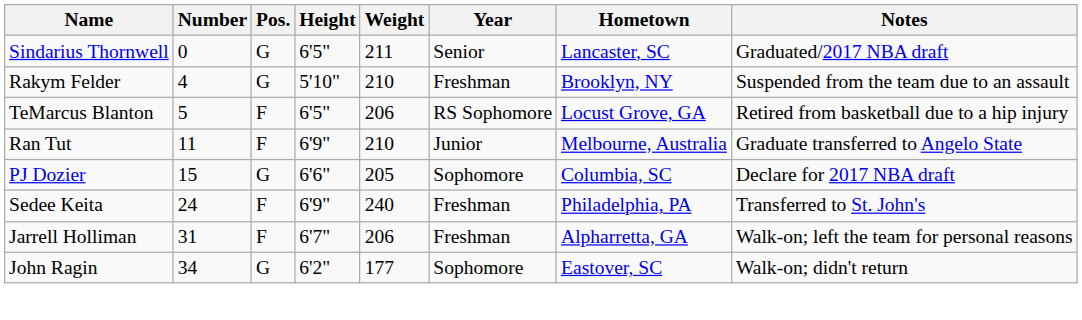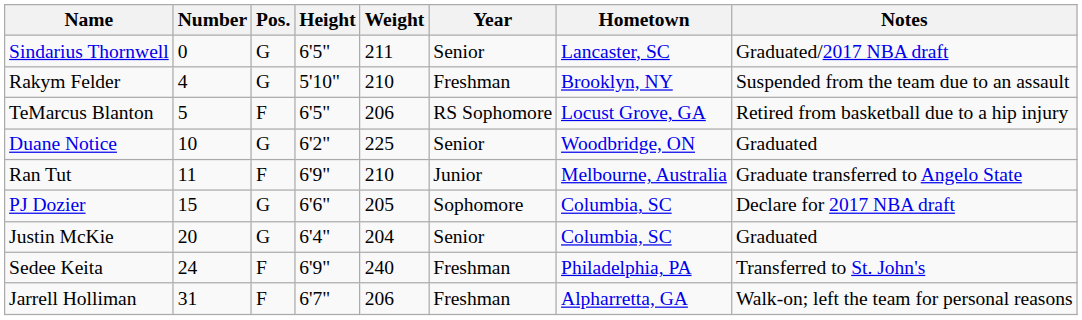+ row: (63, 143)
+ row: (61, 236)
- row: (53, 267)
